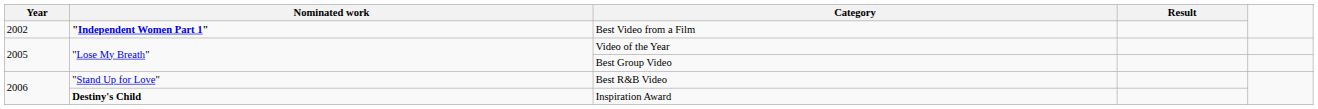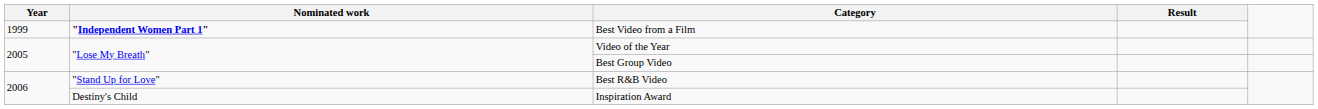(17, 29) 2002 -> (17, 29) 1999
(107, 96) bold -> (105, 96) normal
